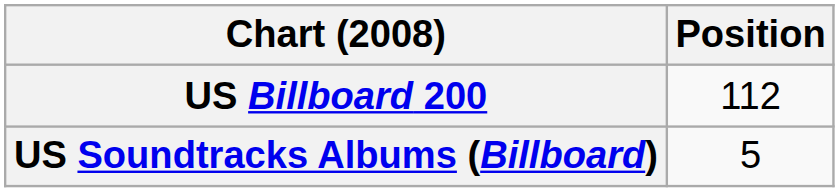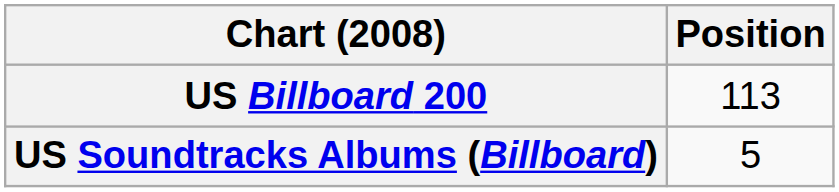(751, 95) 112 -> (751, 95) 113
